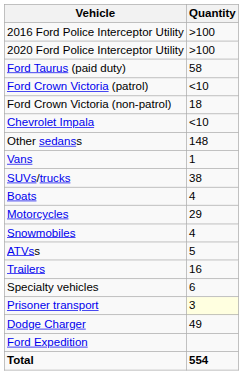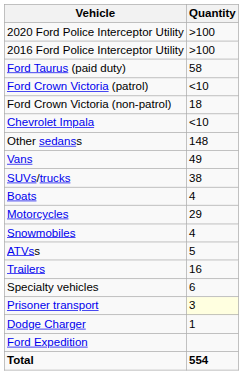rows swapped: (95, 50) <-> (95, 31)
(192, 159) 1 -> (195, 159) 49
(195, 324) 49 -> (192, 324) 1
